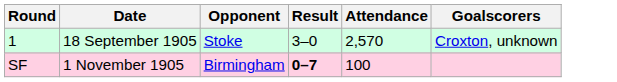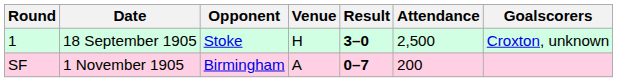+ column: (314, 16)
(304, 40) normal -> (356, 40) bold
(364, 40) 2,570 -> (416, 40) 2,500
(358, 64) 100 -> (410, 64) 200
